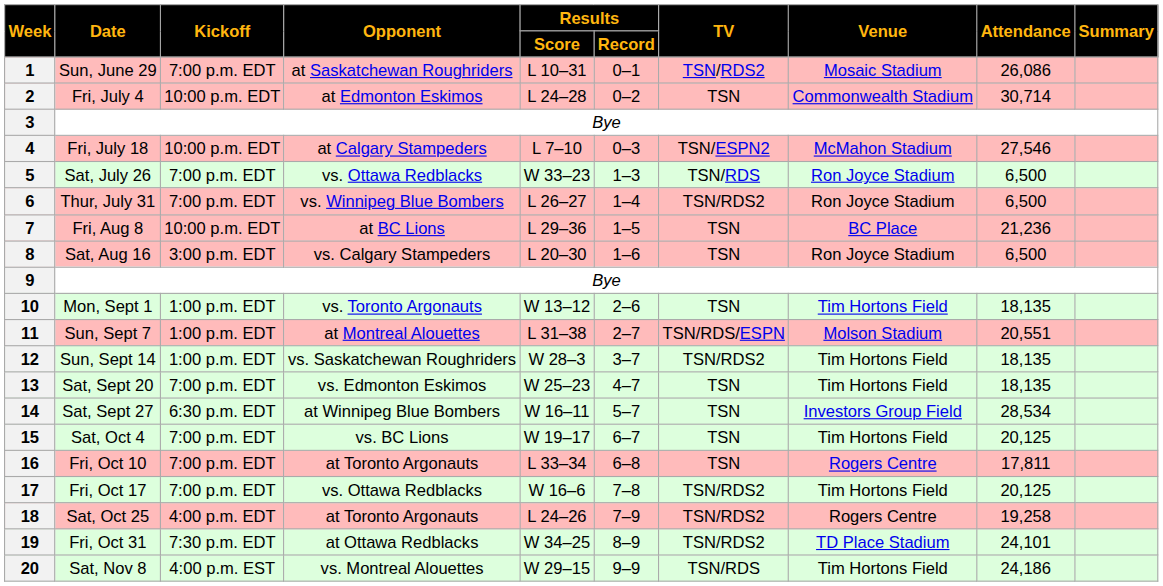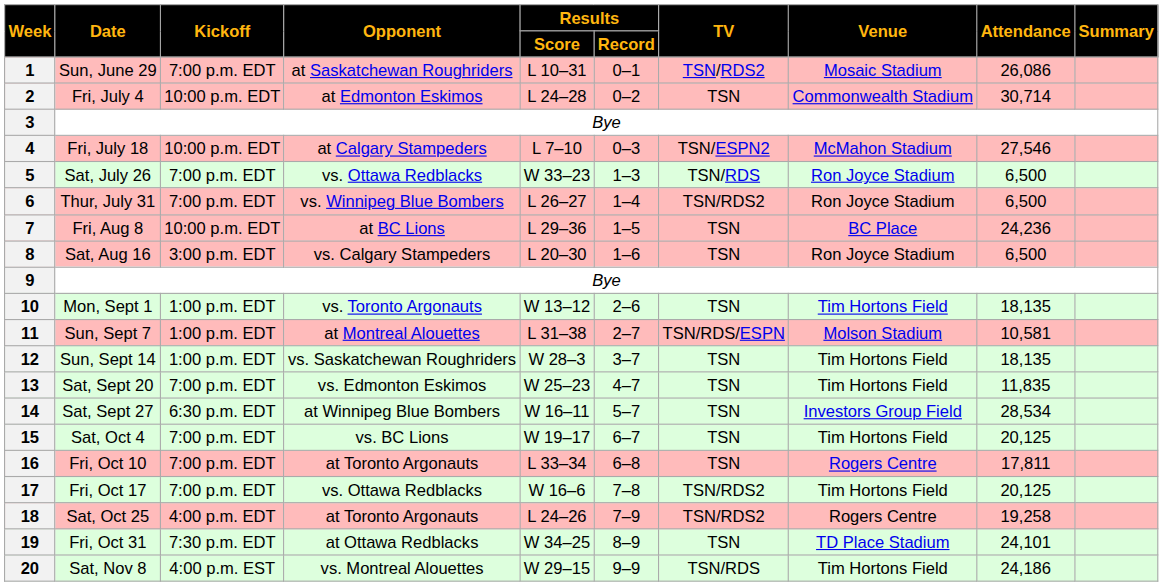(1026, 228) 21,236 -> (1026, 228) 24,236
(1026, 333) 20,551 -> (1026, 333) 10,581
(724, 359) TSN/RDS2 -> (724, 359) TSN
(1026, 385) 18,135 -> (1026, 385) 11,835
(724, 542) TSN/RDS2 -> (724, 542) TSN
